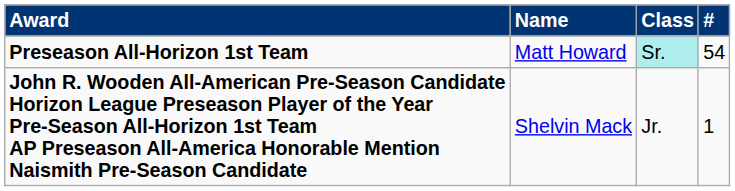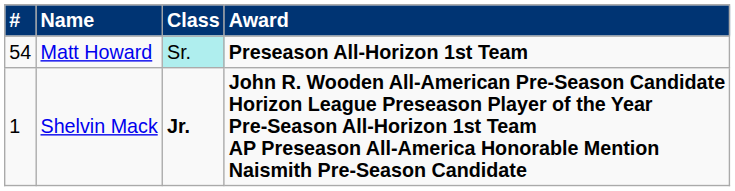columns swapped: (709, 21) <-> (39, 21)
(652, 127) normal -> (179, 127) bold
